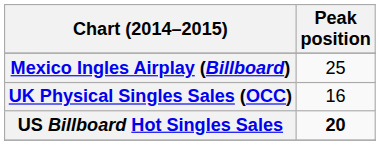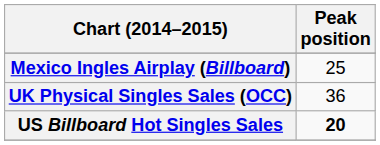(336, 96) 16 -> (336, 96) 36
